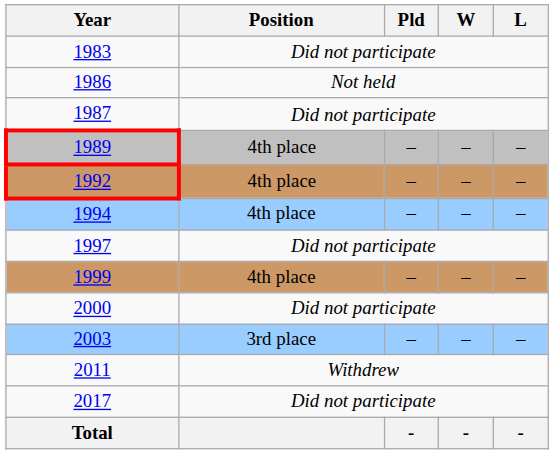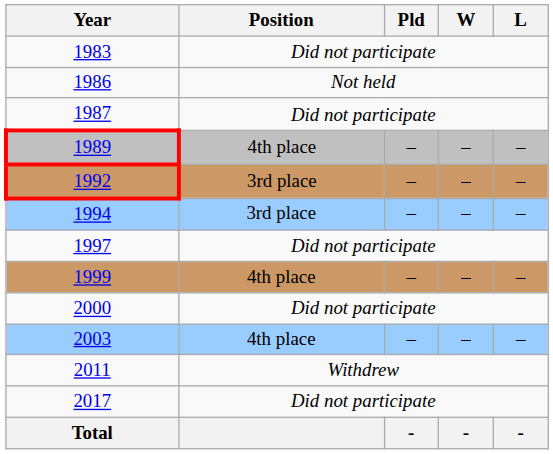(282, 181) 4th place -> (282, 181) 3rd place
(281, 213) 4th place -> (281, 213) 3rd place
(281, 339) 3rd place -> (281, 339) 4th place
